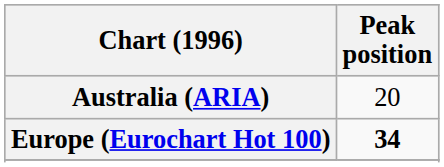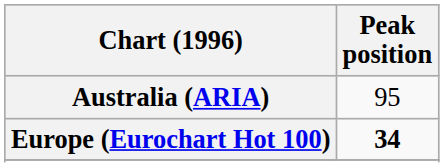(387, 97) 20 -> (387, 97) 95
